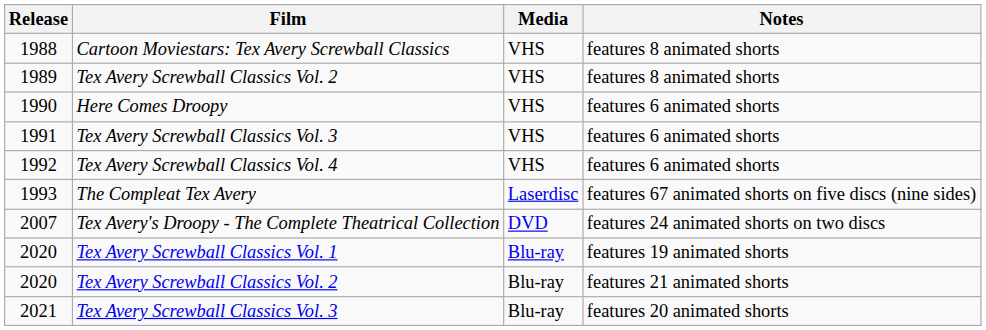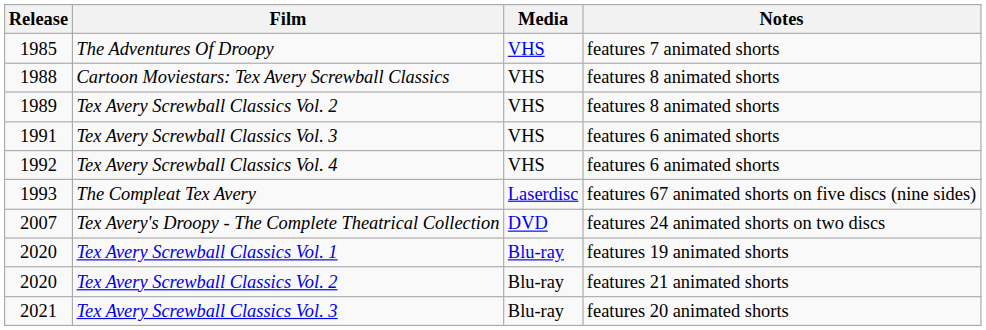+ row: (38, 48)
- row: (38, 106)
